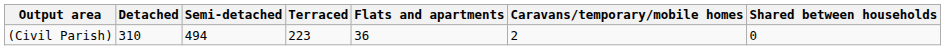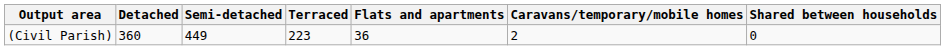(130, 35) 310 -> (130, 35) 360
(196, 35) 494 -> (196, 35) 449
